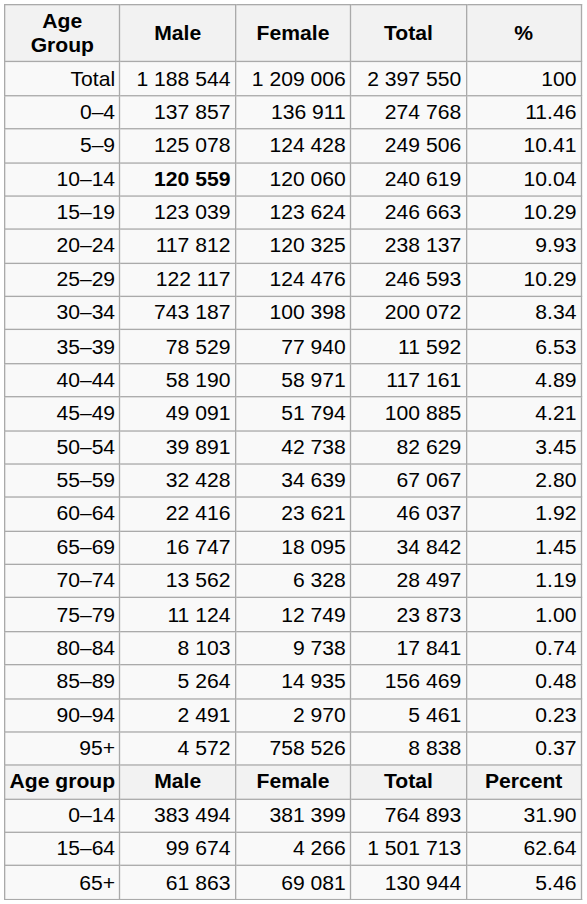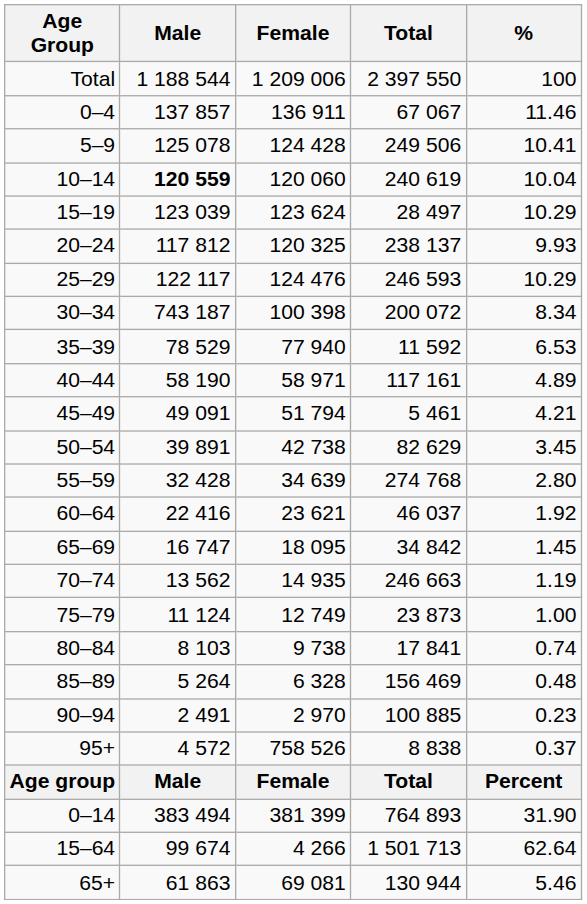(423, 111) 274 768 -> (429, 111) 67 067
(423, 212) 246 663 -> (429, 212) 28 497
(423, 413) 100 885 -> (435, 413) 5 461
(429, 480) 67 067 -> (423, 480) 274 768
(319, 580) 6 328 -> (313, 580) 14 935
(429, 580) 28 497 -> (423, 580) 246 663
(313, 681) 14 935 -> (319, 681) 6 328
(435, 714) 5 461 -> (423, 714) 100 885
